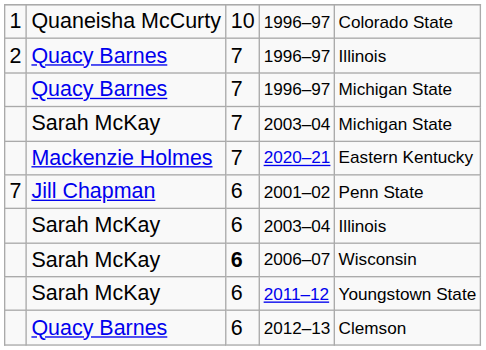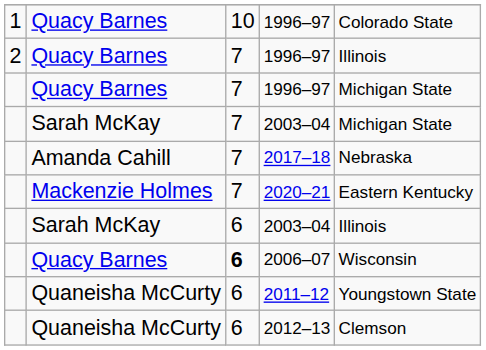(126, 21) Quaneisha McCurty -> (99, 21) Quacy Barnes
+ row: (16, 158)
- row: (16, 191)
(96, 259) Sarah McKay -> (99, 259) Quacy Barnes
(96, 293) Sarah McKay -> (126, 293) Quaneisha McCurty
(99, 327) Quacy Barnes -> (126, 327) Quaneisha McCurty
